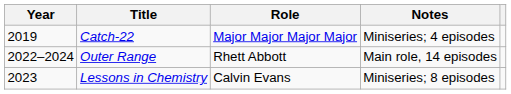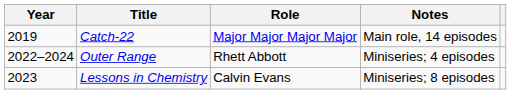(429, 36) Miniseries; 4 episodes -> (430, 36) Main role, 14 episodes
(430, 57) Main role, 14 episodes -> (429, 57) Miniseries; 4 episodes
